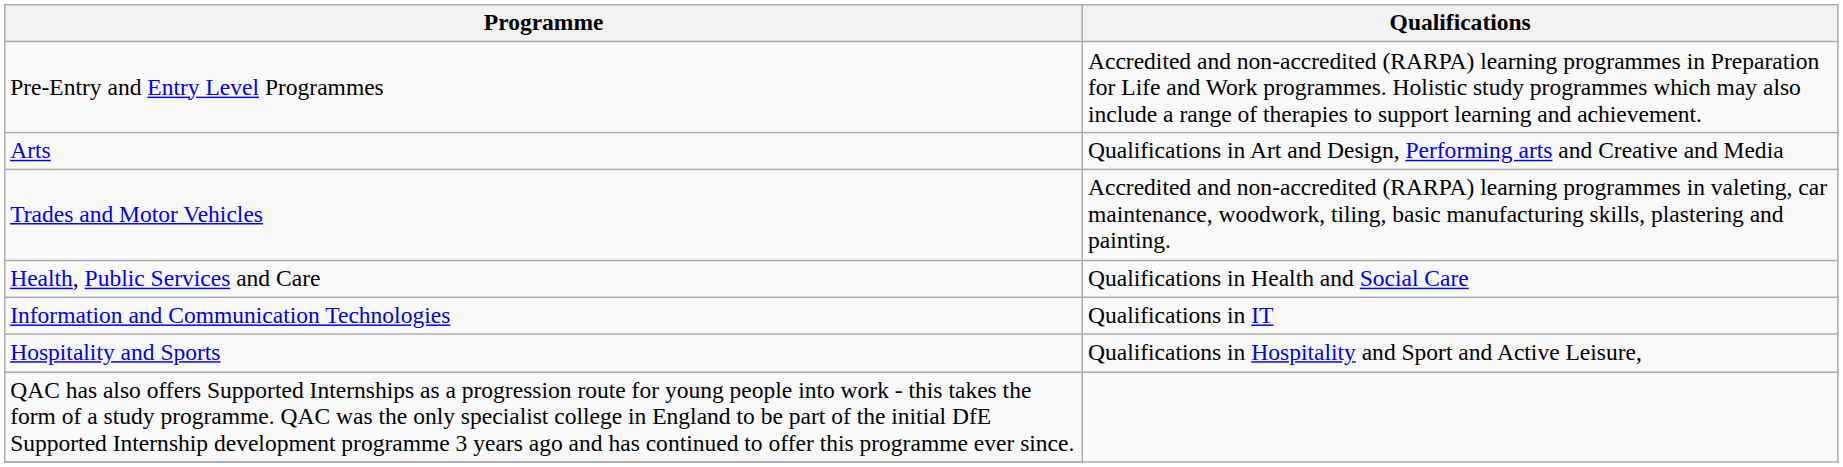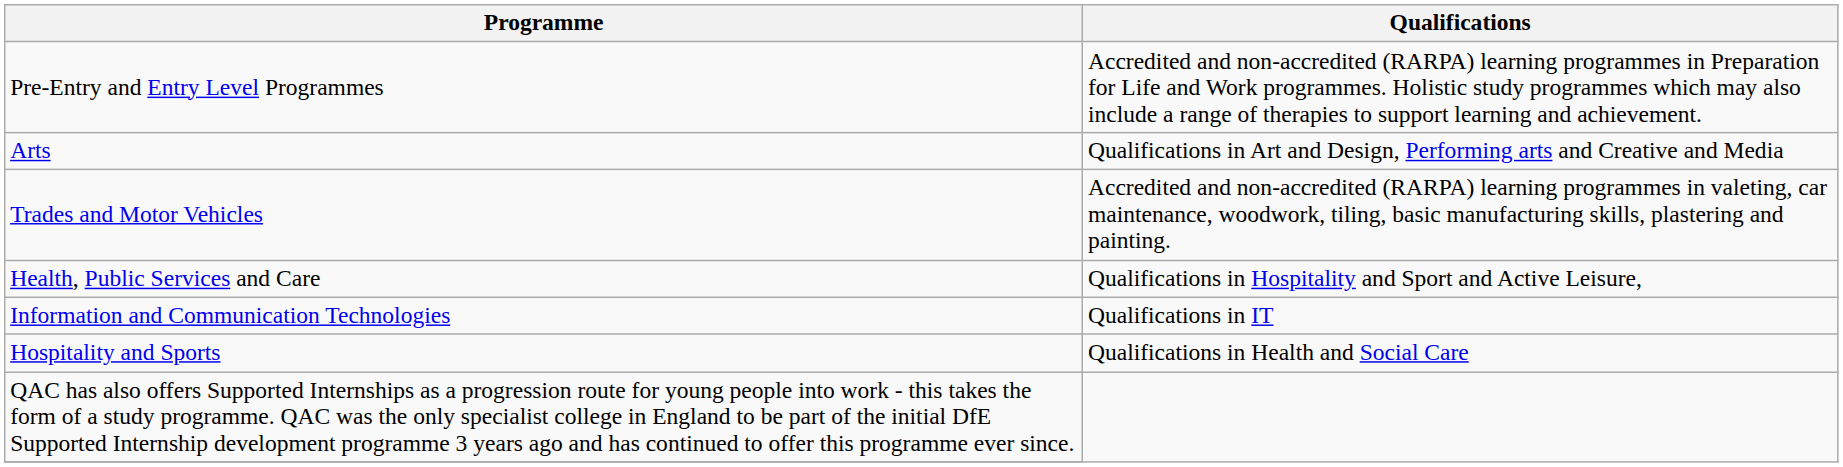(1278, 278) Qualifications in Health and Social Care -> (1365, 278) Qualifications in Hospitality and Sport and Active Leisure,
(1365, 352) Qualifications in Hospitality and Sport and Active Leisure, -> (1278, 352) Qualifications in Health and Social Care
